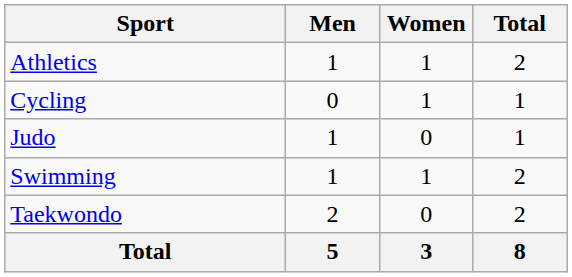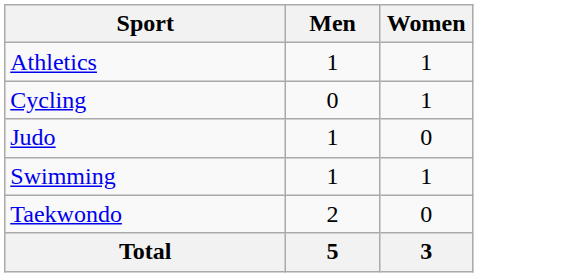- column: (520, 23)
